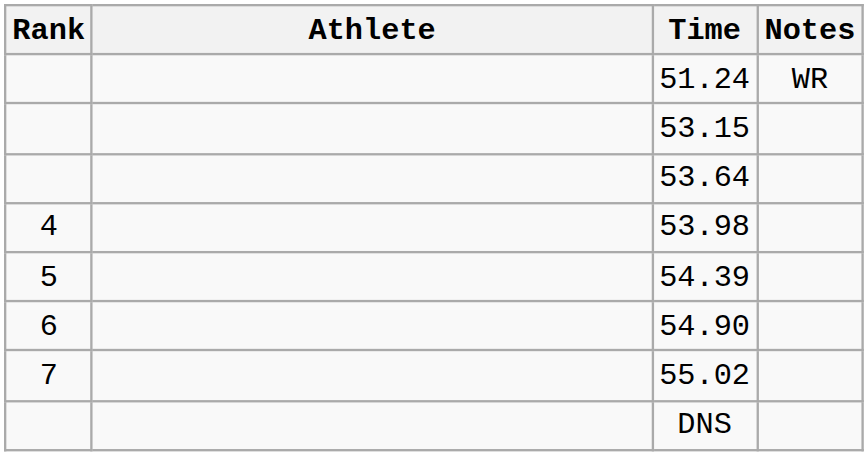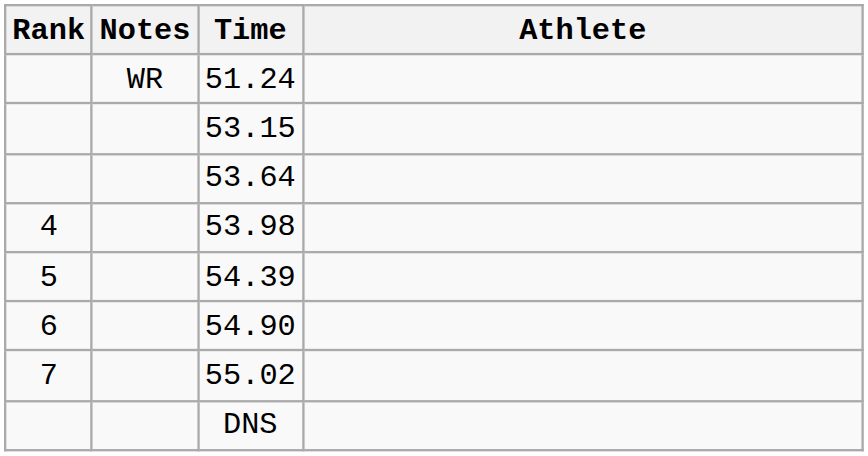columns swapped: (372, 30) <-> (810, 30)
